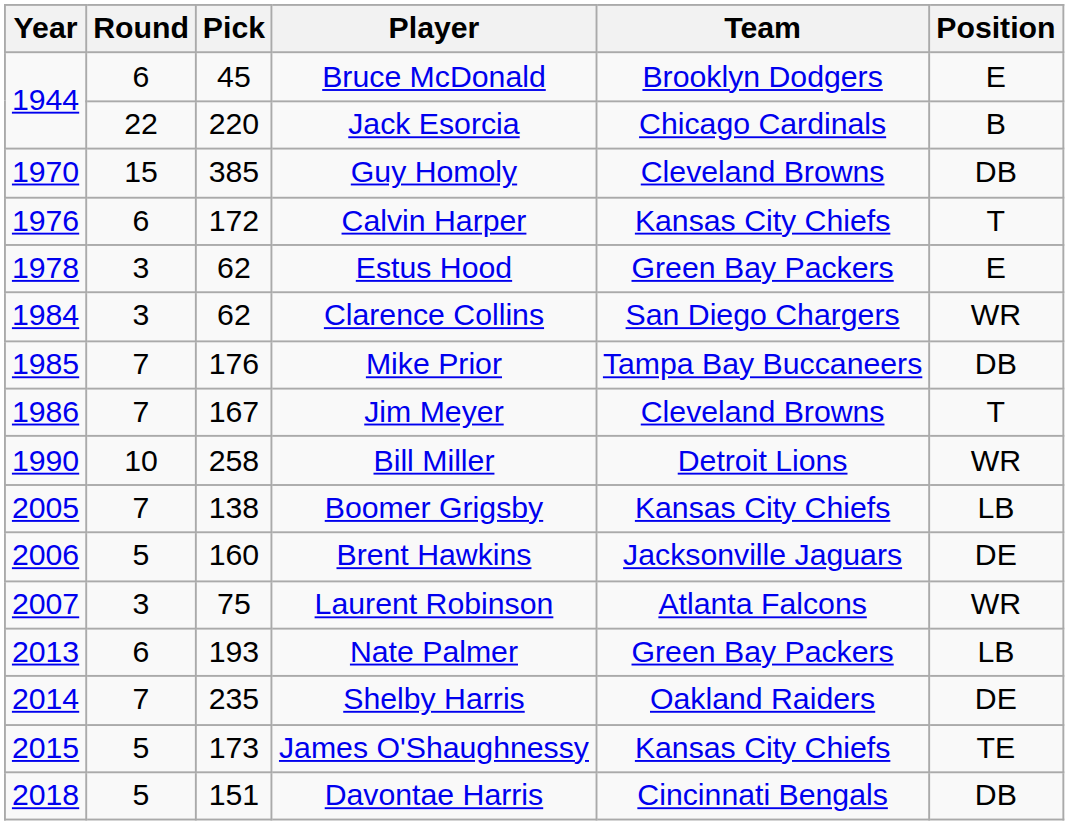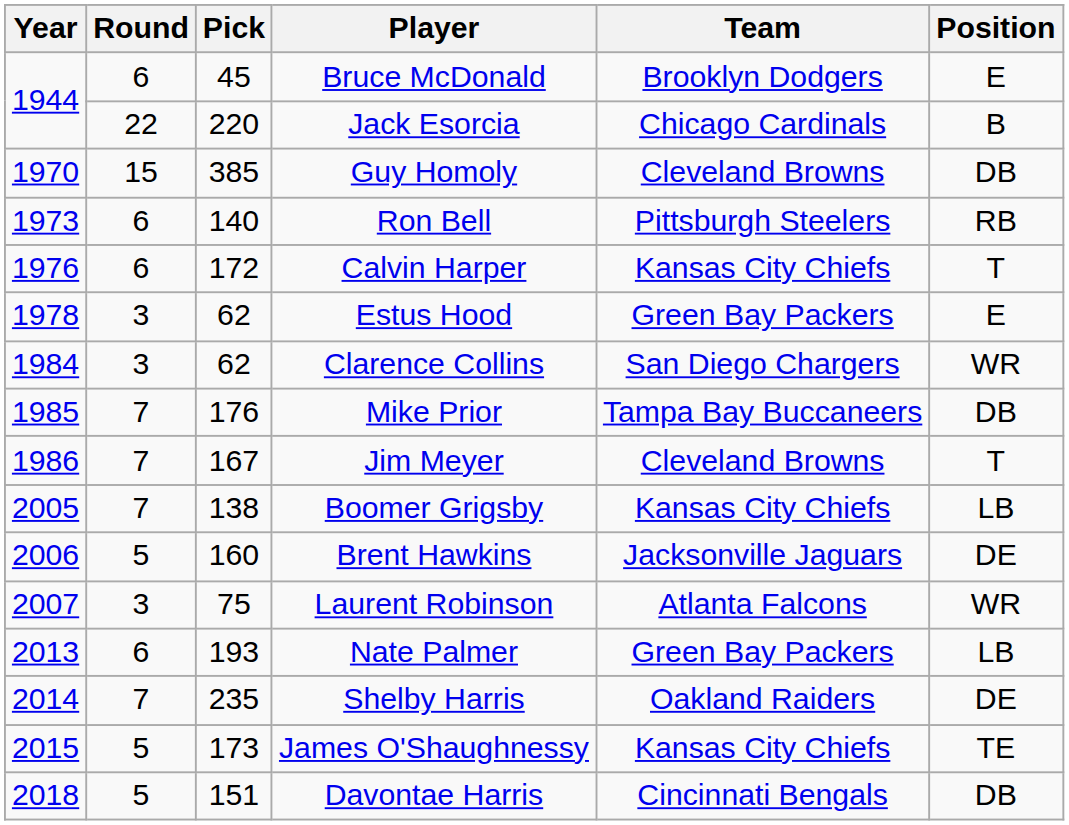+ row: (434, 220)
- row: (434, 460)
